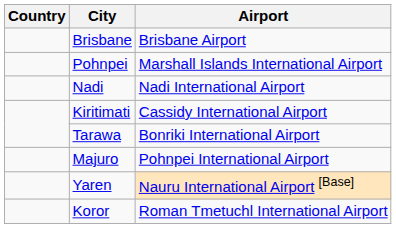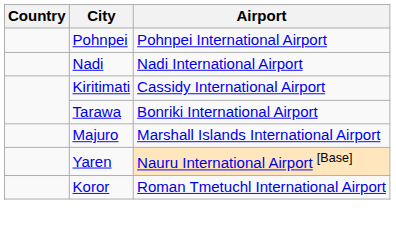- row: (102, 40)
(260, 64) Marshall Islands International Airport -> (232, 40) Pohnpei International Airport
(234, 159) Pohnpei International Airport -> (259, 135) Marshall Islands International Airport
